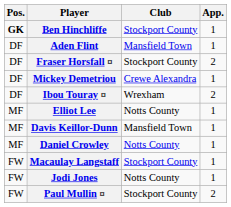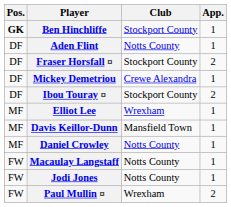(158, 45) Mansfield Town -> (152, 45) Notts County
(144, 95) Wrexham -> (161, 95) Stockport County
(152, 111) Notts County -> (144, 111) Wrexham
(161, 161) Stockport County -> (152, 161) Notts County
(161, 194) Stockport County -> (144, 194) Wrexham
